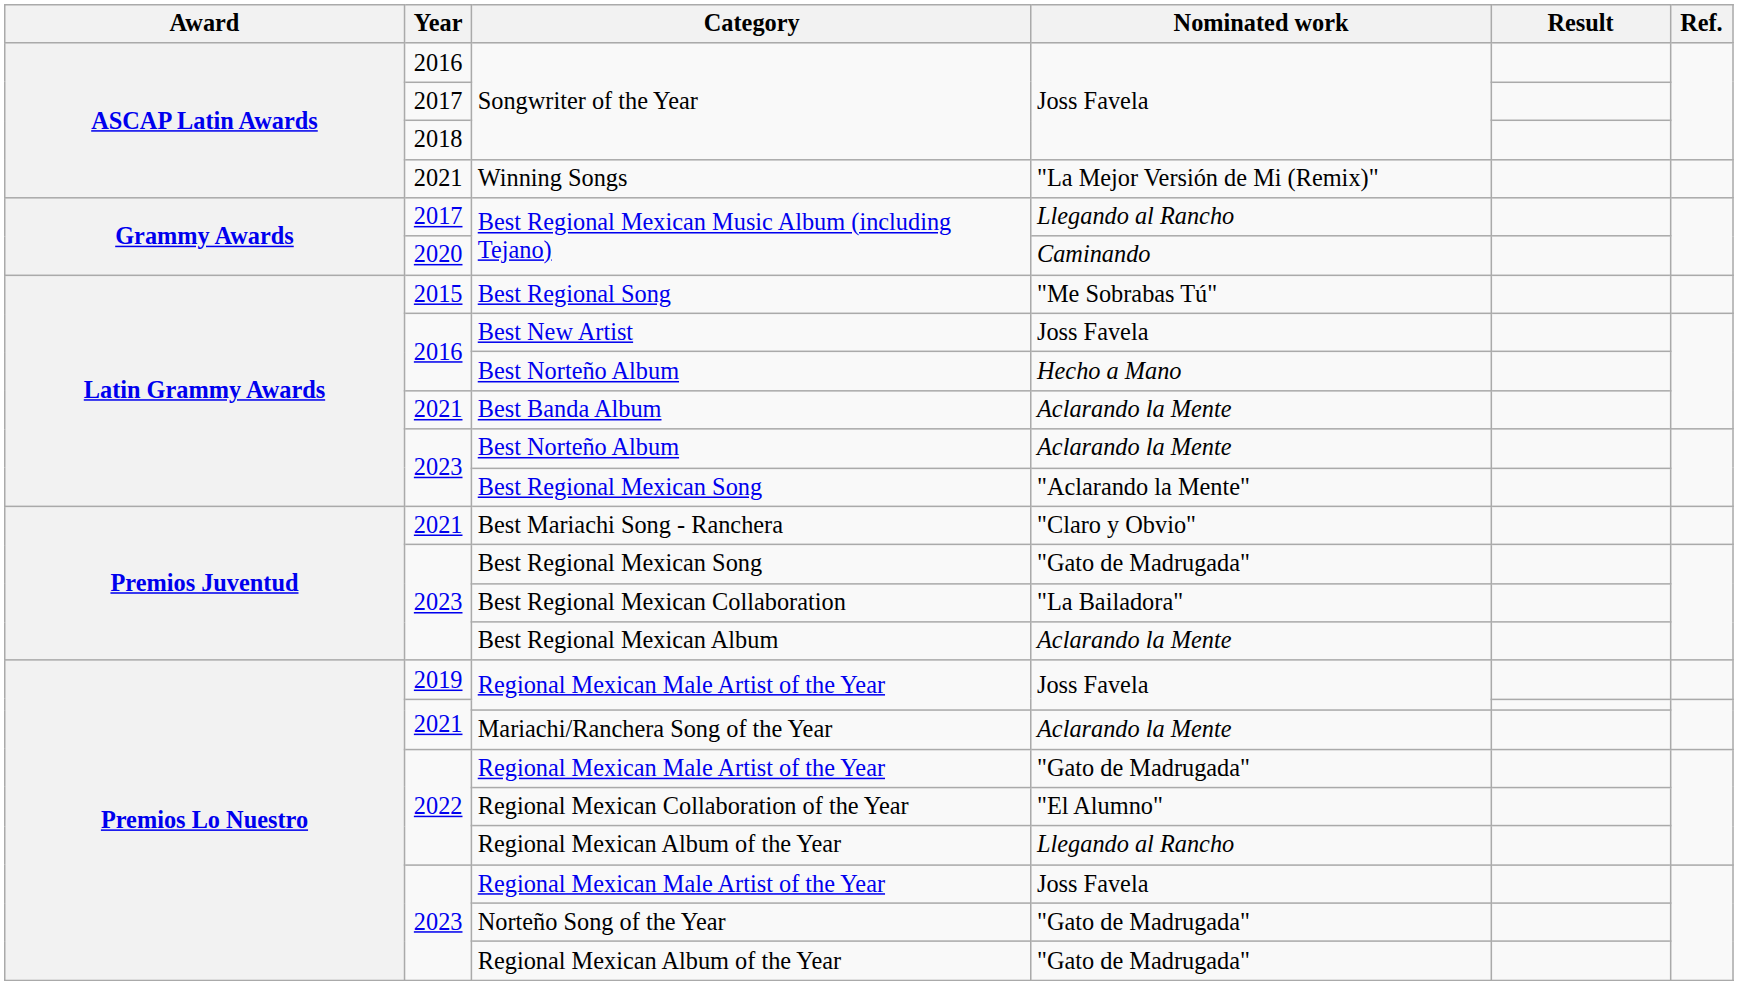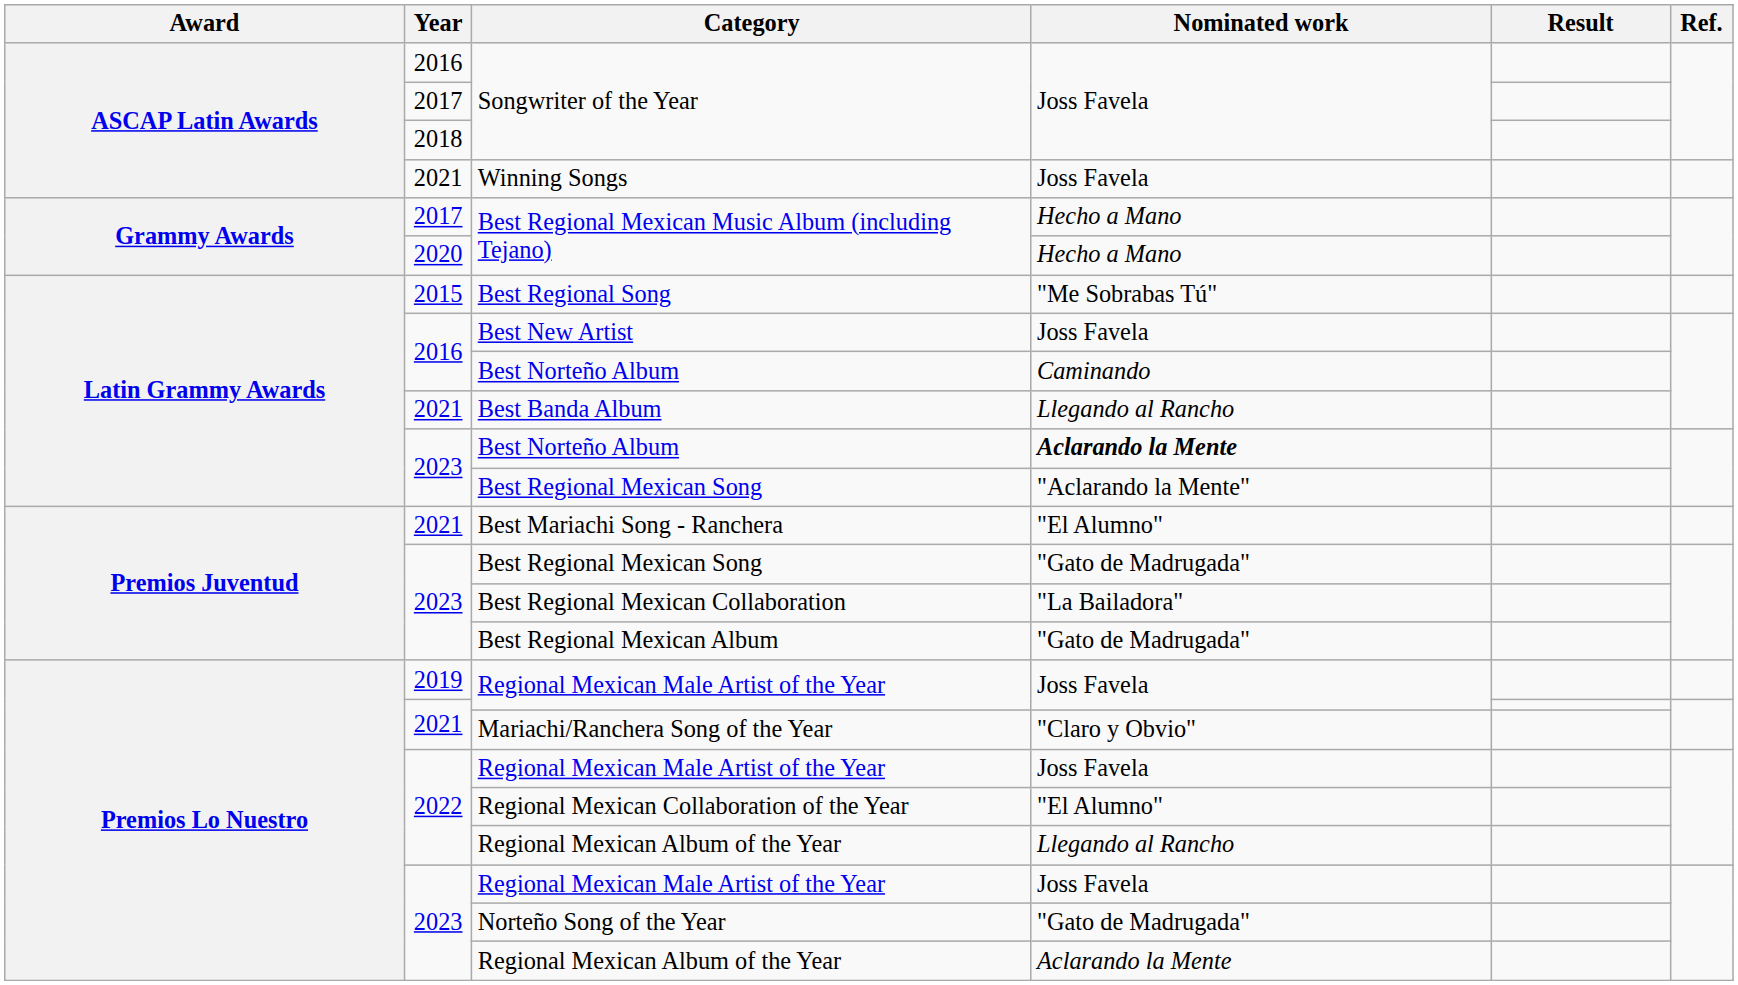(1208, 178) "La Mejor Versión de Mi (Remix)" -> (1093, 178) Joss Favela
(1136, 216) Llegando al Rancho -> (1109, 216) Hecho a Mano
(1094, 255) Caminando -> (1109, 255) Hecho a Mano
(1109, 370) Hecho a Mano -> (1094, 370) Caminando
(1134, 409) Aclarando la Mente -> (1136, 409) Llegando al Rancho
(1134, 448) normal -> (1137, 448) bold
(1116, 525) "Claro y Obvio" -> (1100, 525) "El Alumno"
(1134, 640) Aclarando la Mente -> (1143, 640) "Gato de Madrugada"
(1134, 729) Aclarando la Mente -> (1116, 729) "Claro y Obvio"
(1143, 767) "Gato de Madrugada" -> (1093, 767) Joss Favela
(1143, 960) "Gato de Madrugada" -> (1134, 960) Aclarando la Mente
